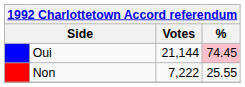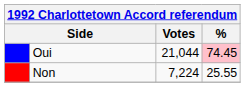(180, 53) 21,144 -> (180, 53) 21,044
(184, 73) 7,222 -> (184, 73) 7,224
